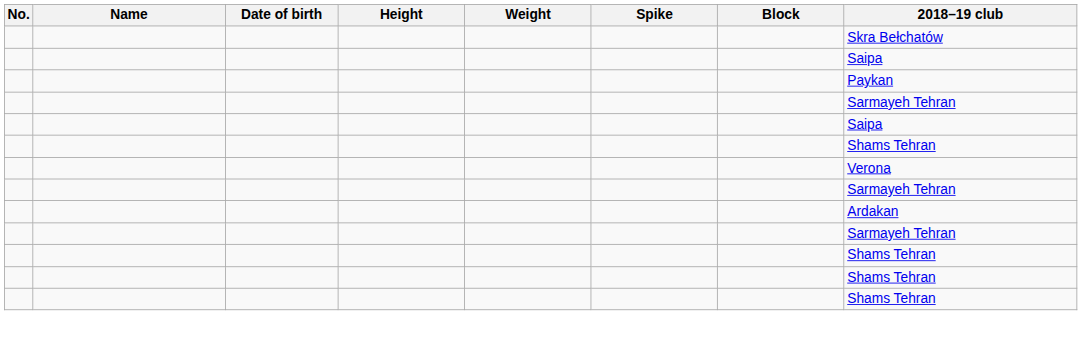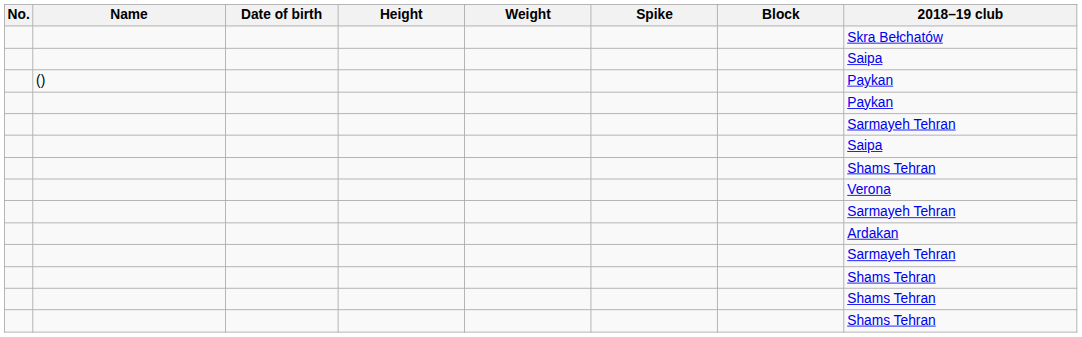+ row: (19, 81)
